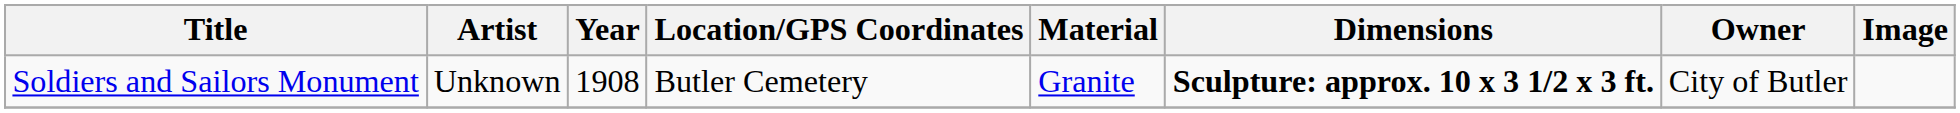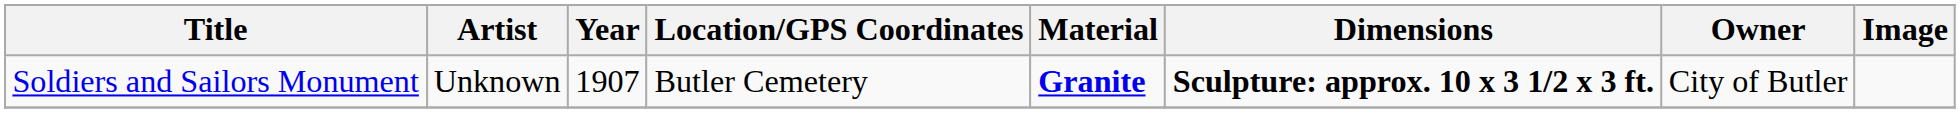(608, 81) 1908 -> (608, 81) 1907
(1087, 81) normal -> (1092, 81) bold
